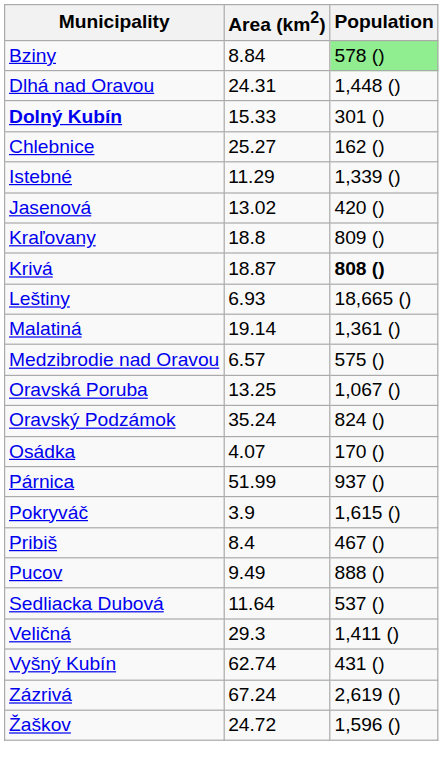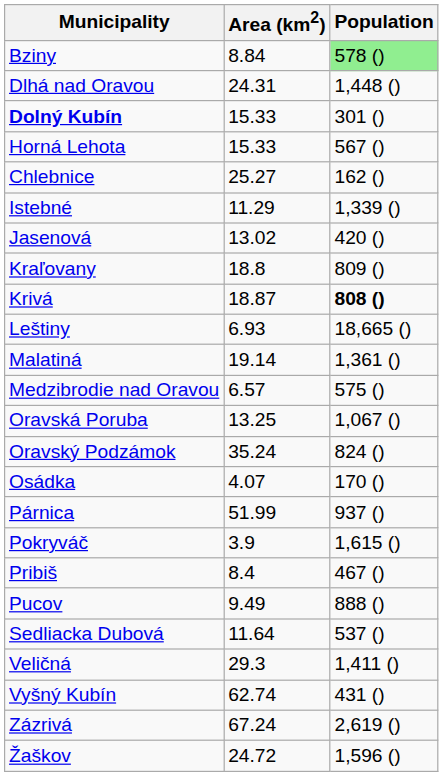+ row: (67, 146)
